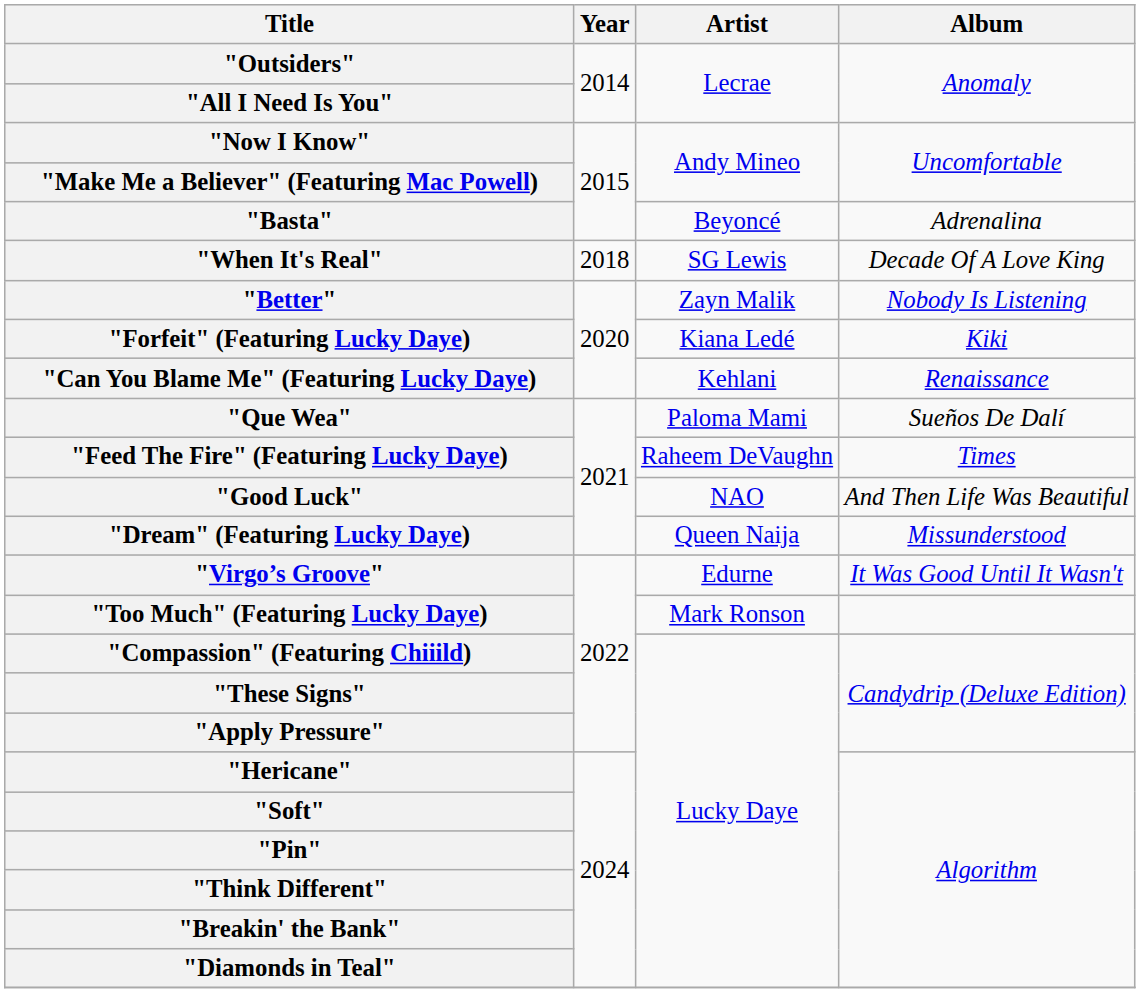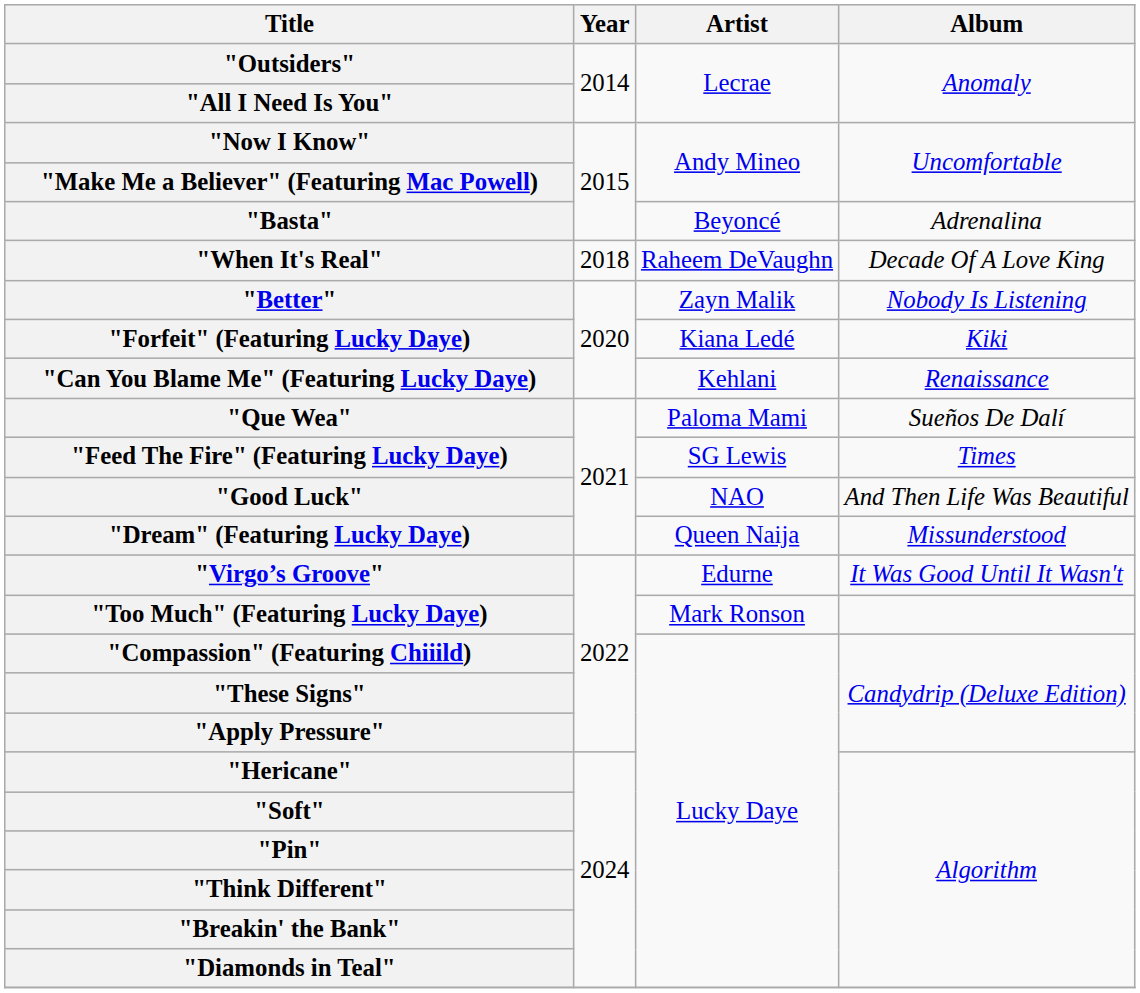(737, 260) SG Lewis -> (737, 260) Raheem DeVaughn
(737, 456) Raheem DeVaughn -> (737, 456) SG Lewis
